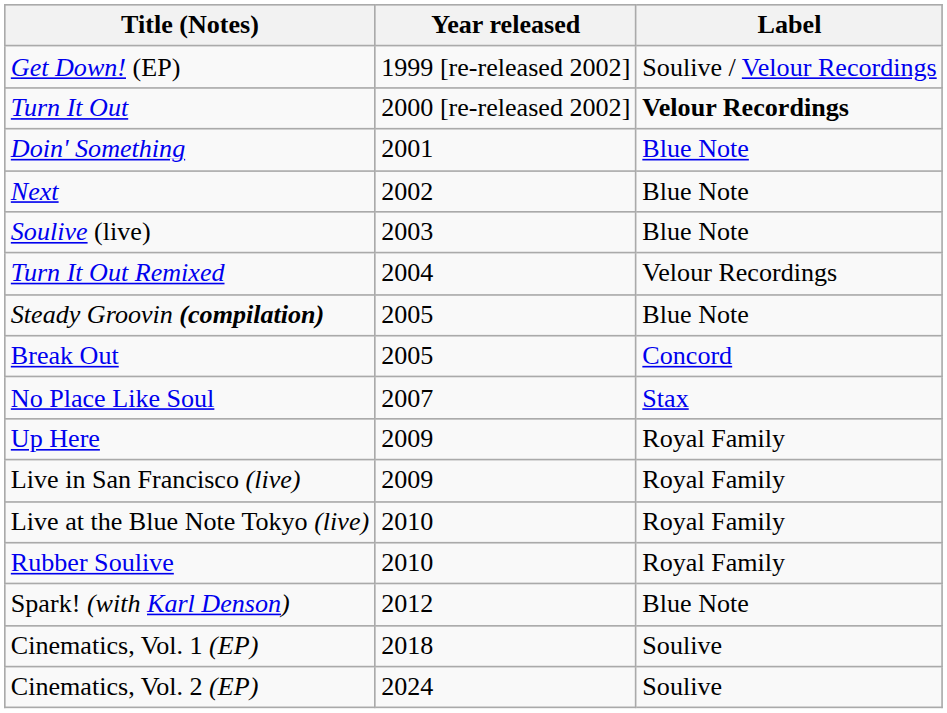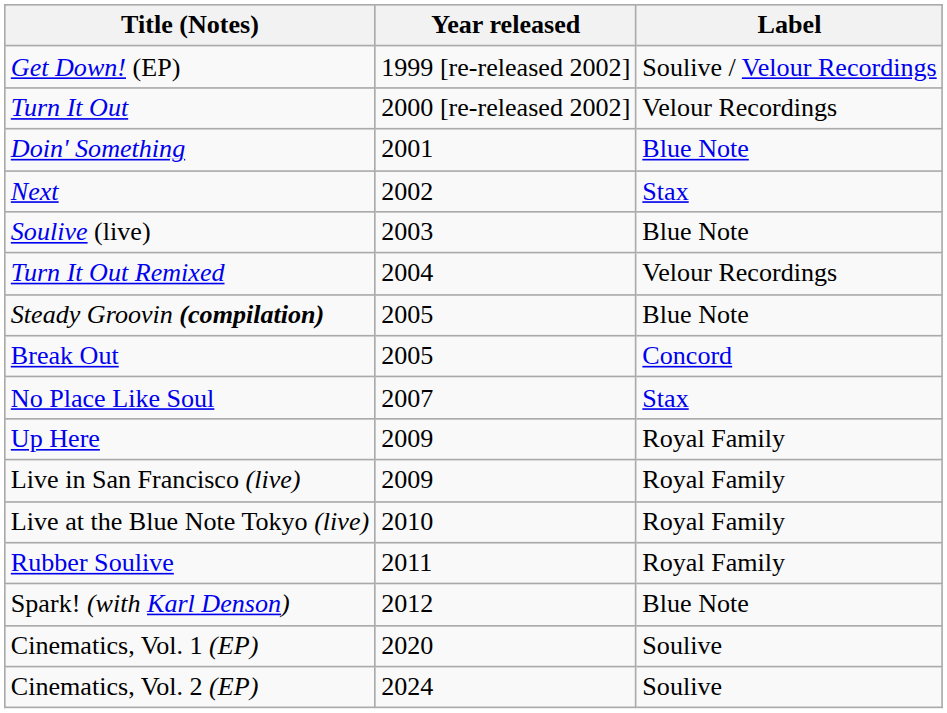(746, 107) bold -> (740, 107) normal
(696, 190) Blue Note -> (666, 190) Stax
(407, 562) 2010 -> (407, 562) 2011
(407, 645) 2018 -> (407, 645) 2020
